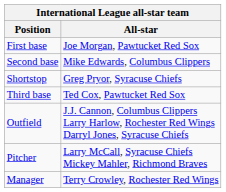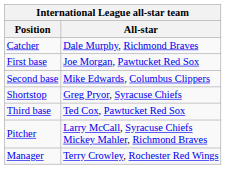+ row: (23, 45)
- row: (24, 123)
